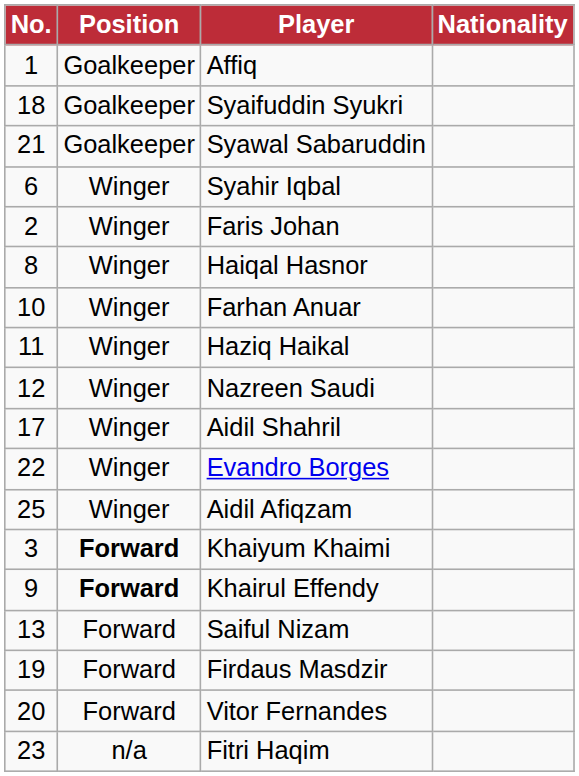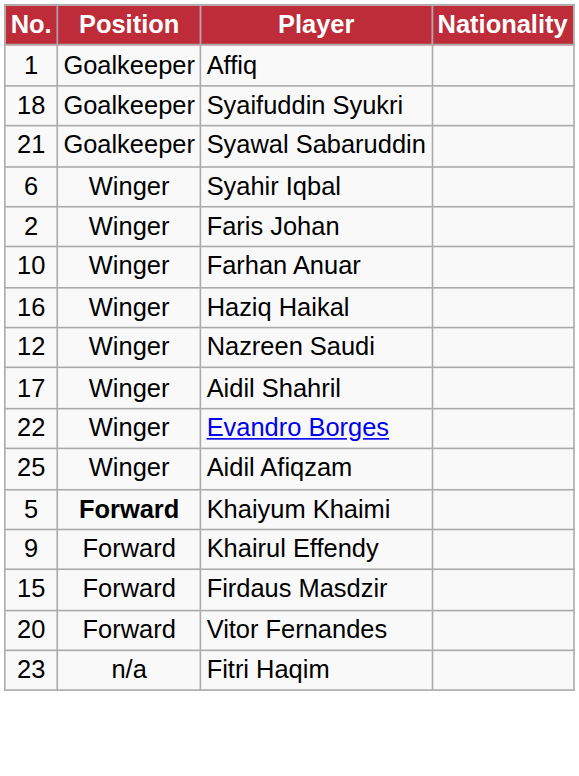- row: (287, 266)
(31, 347) 11 -> (31, 307) 16
(31, 549) 3 -> (31, 508) 5
(129, 589) bold -> (129, 549) normal
- row: (278, 629)
(31, 670) 19 -> (31, 589) 15
